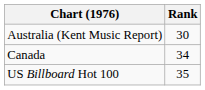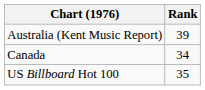(183, 34) 30 -> (183, 34) 39
